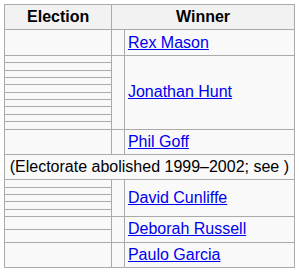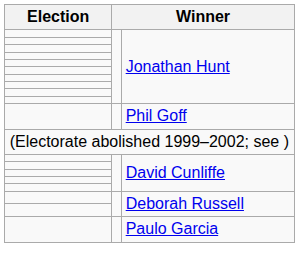- row: (58, 43)
